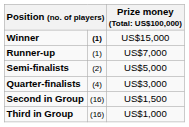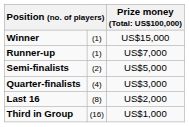(97, 38) bold -> (97, 38) normal
+ row: (23, 99)
- row: (45, 99)
